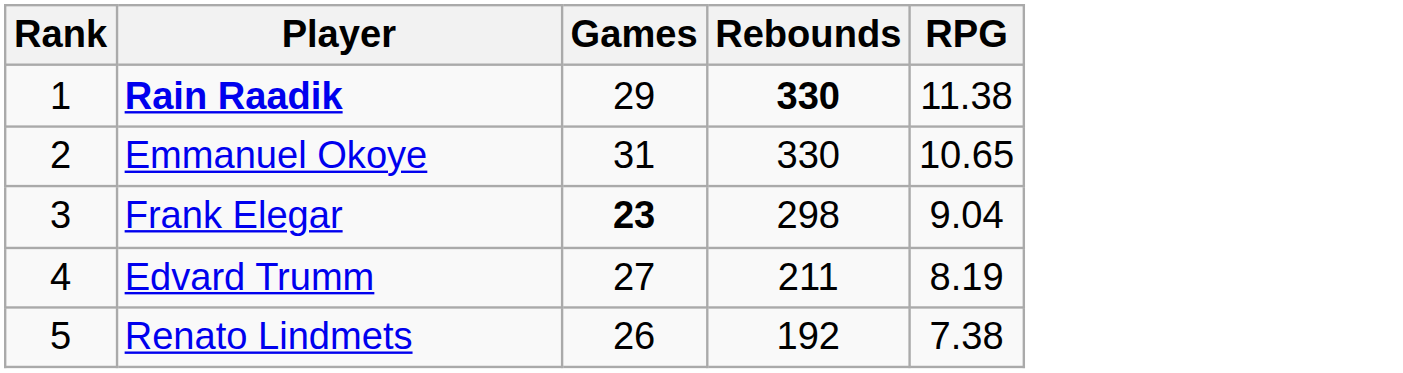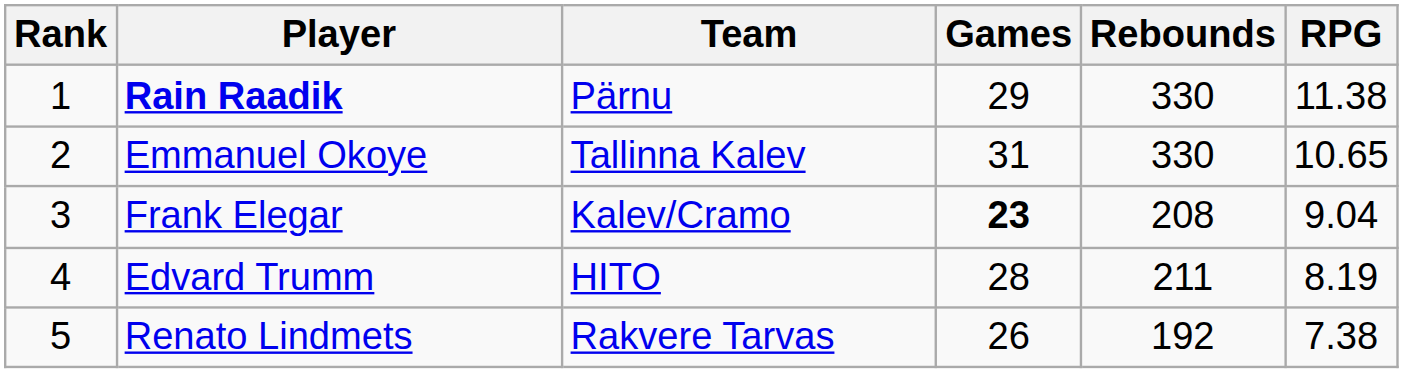+ column: (749, 34)
(808, 95) bold -> (1183, 95) normal
(808, 215) 298 -> (1183, 215) 208
(634, 276) 27 -> (1009, 276) 28
